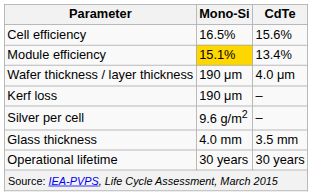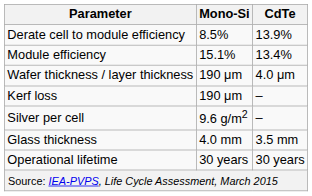- row: (47, 34)
+ row: (96, 34)
(217, 55) gold background -> (217, 55) no background
